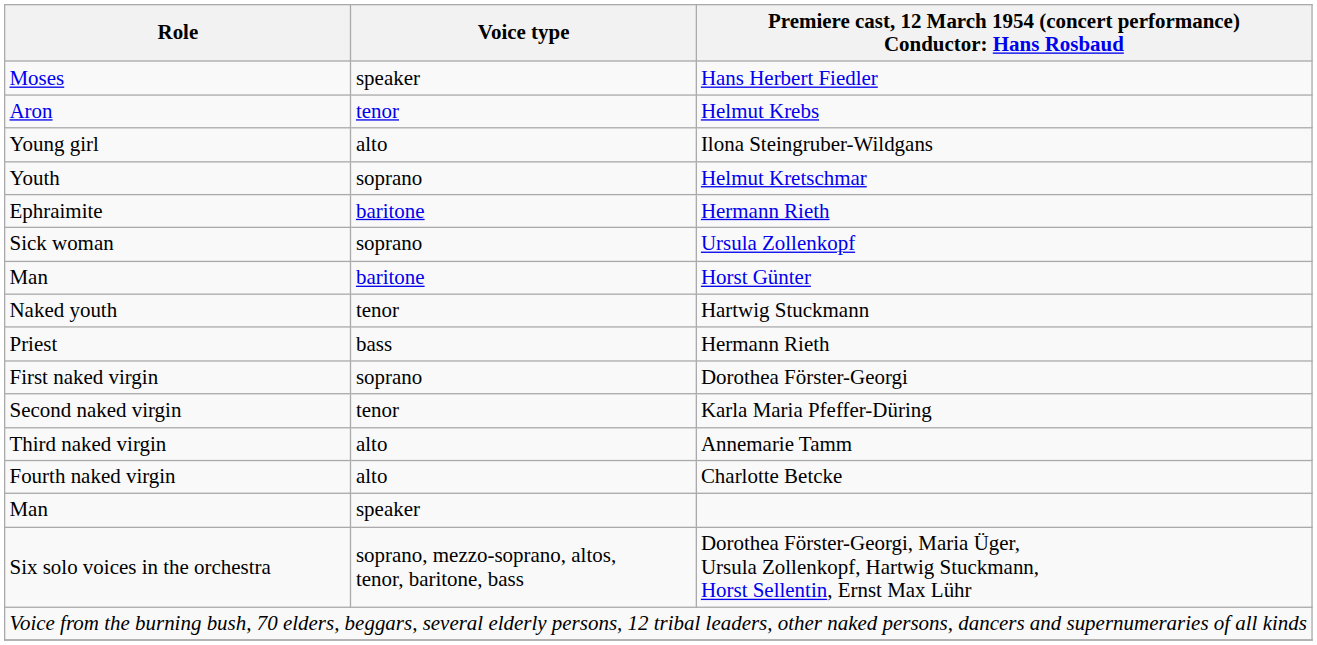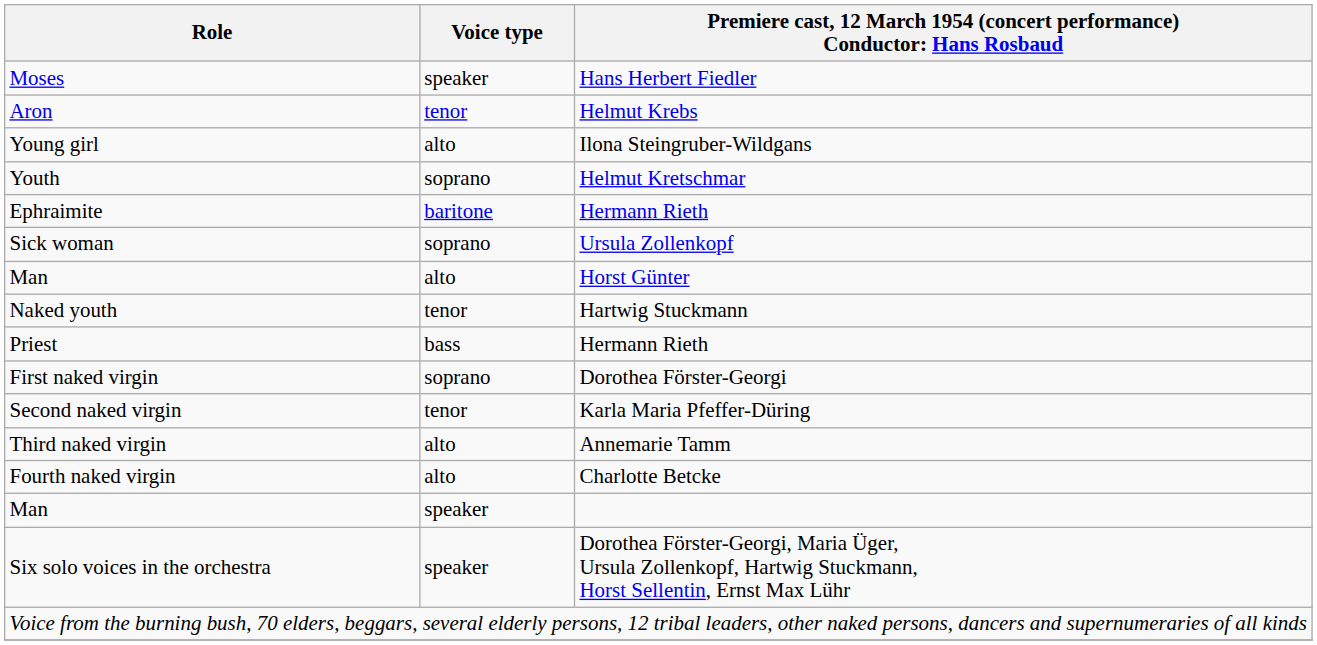(390, 277) baritone -> (440, 277) alto
(486, 566) soprano, mezzo-soprano, altos, tenor, baritone, bass -> (456, 566) speaker
